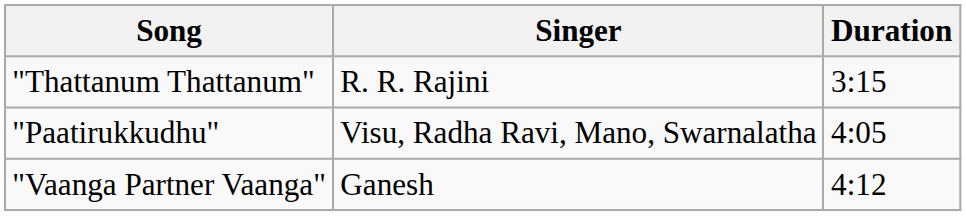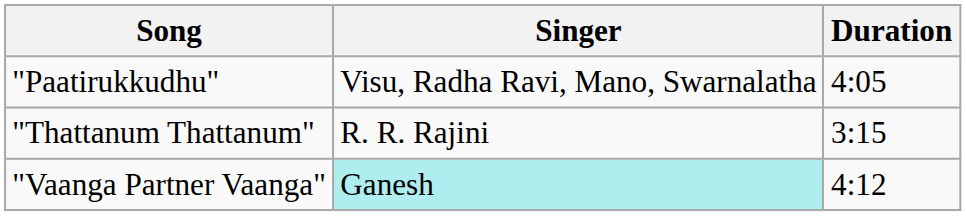rows swapped: (163, 81) <-> (116, 133)
(387, 184) no background -> (387, 184) paleturquoise background
